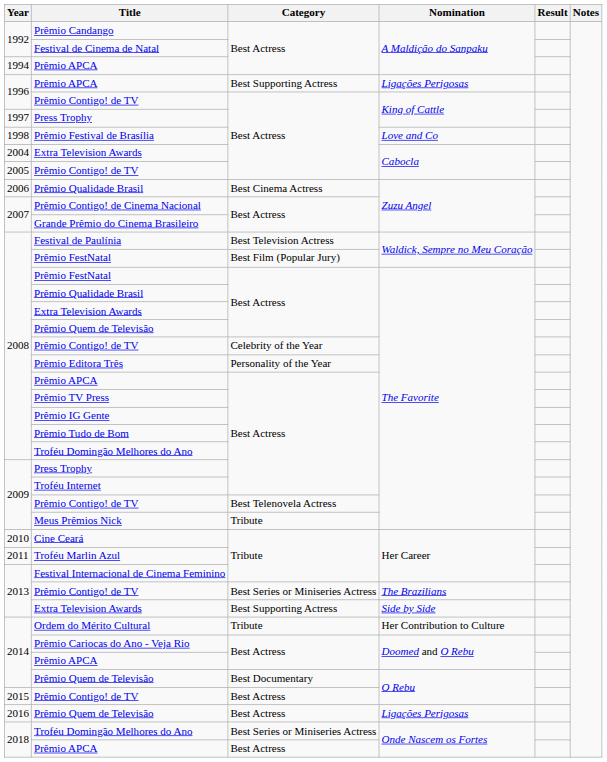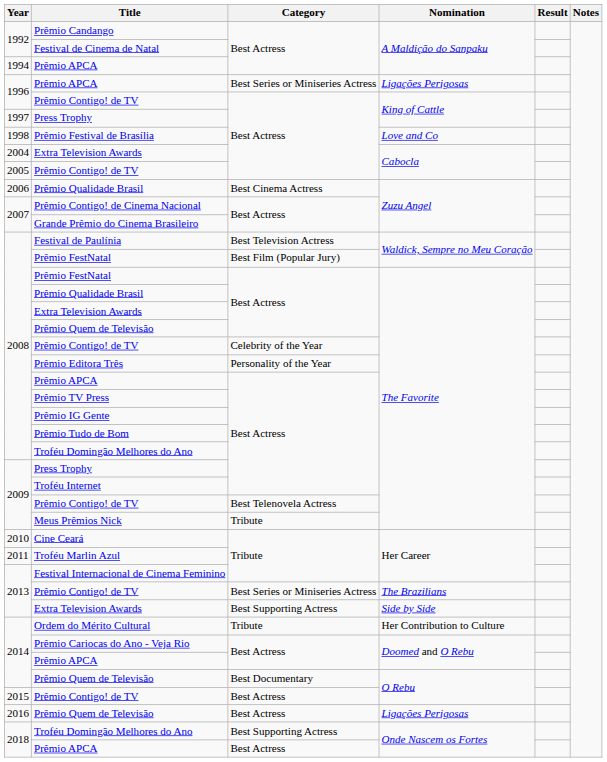(284, 83) Best Supporting Actress -> (303, 83) Best Series or Miniseries Actress
(303, 731) Best Series or Miniseries Actress -> (284, 731) Best Supporting Actress
